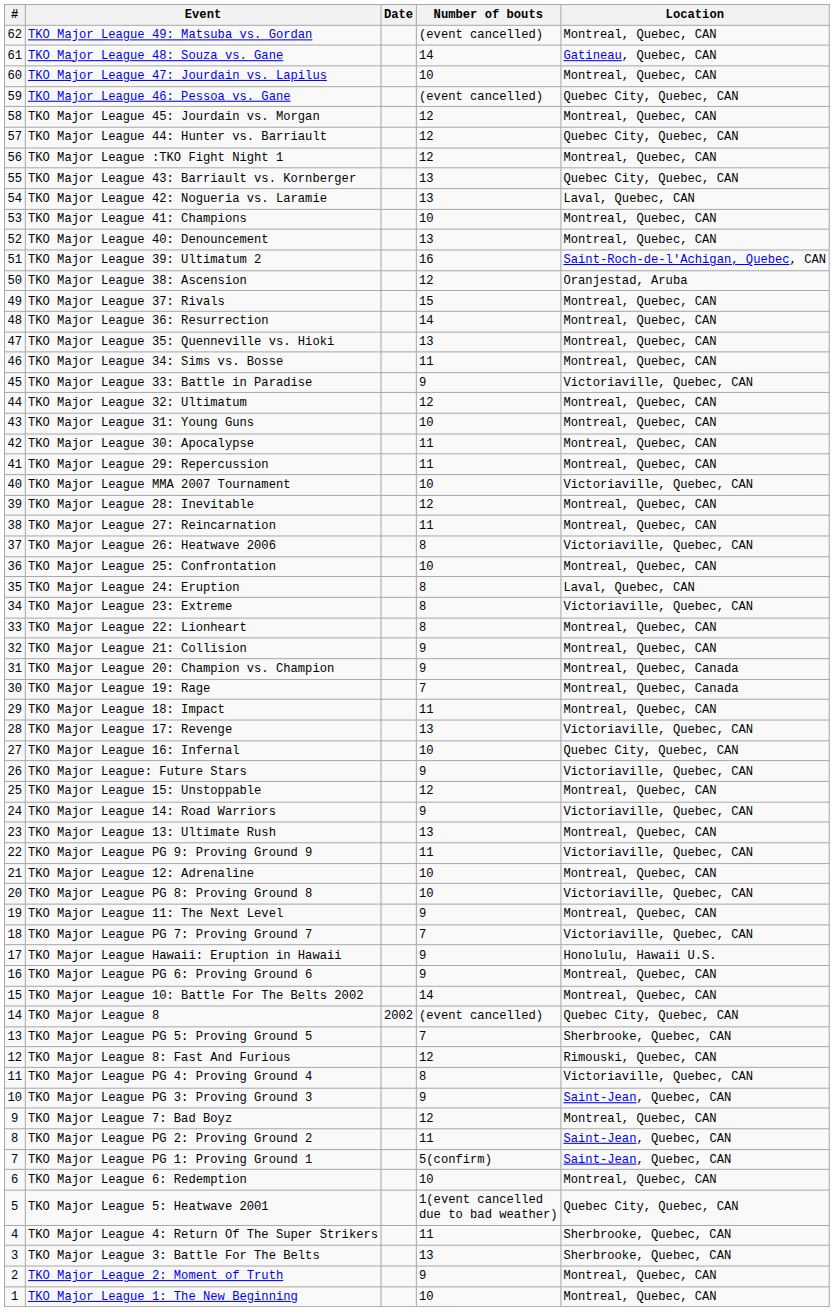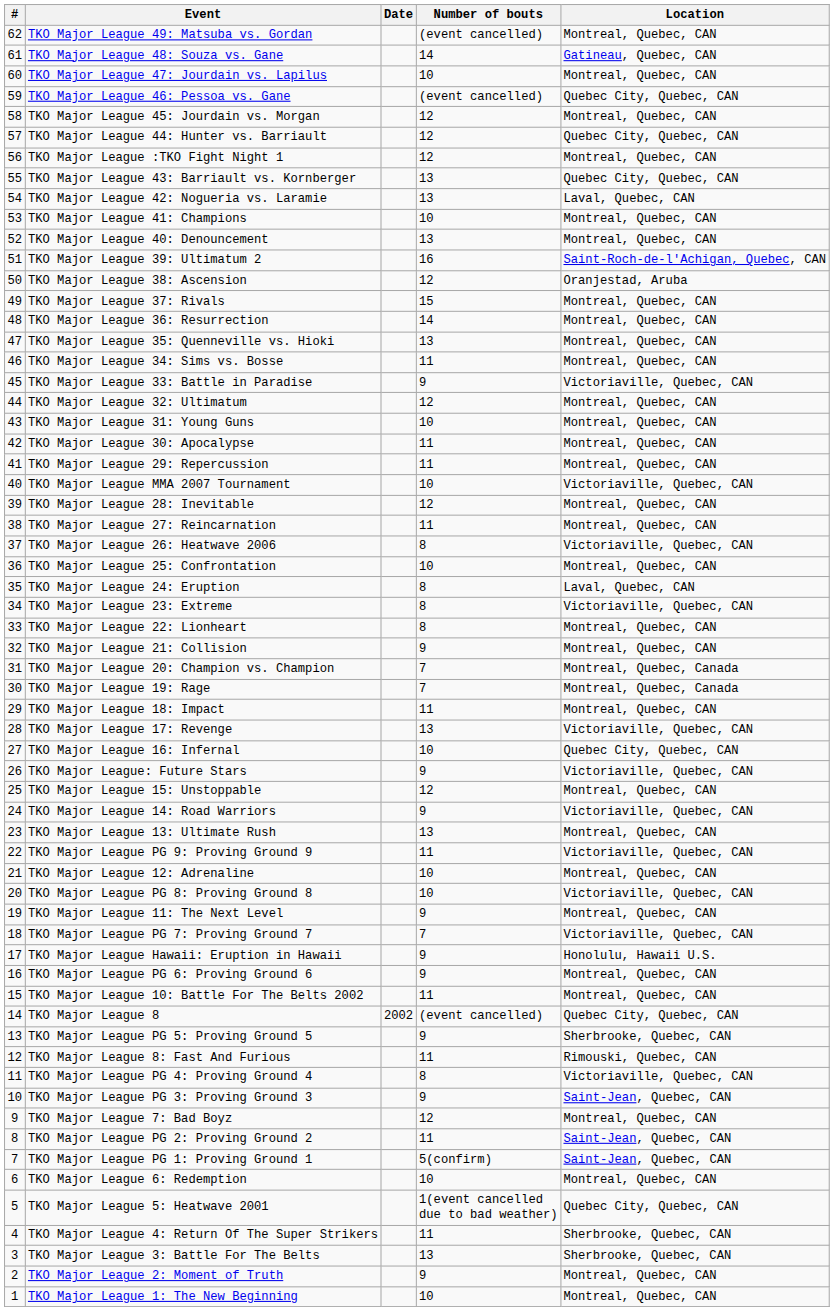(423, 669) 9 -> (423, 669) 7
(426, 996) 14 -> (426, 996) 11
(423, 1037) 7 -> (423, 1037) 9
(426, 1057) 12 -> (426, 1057) 11
